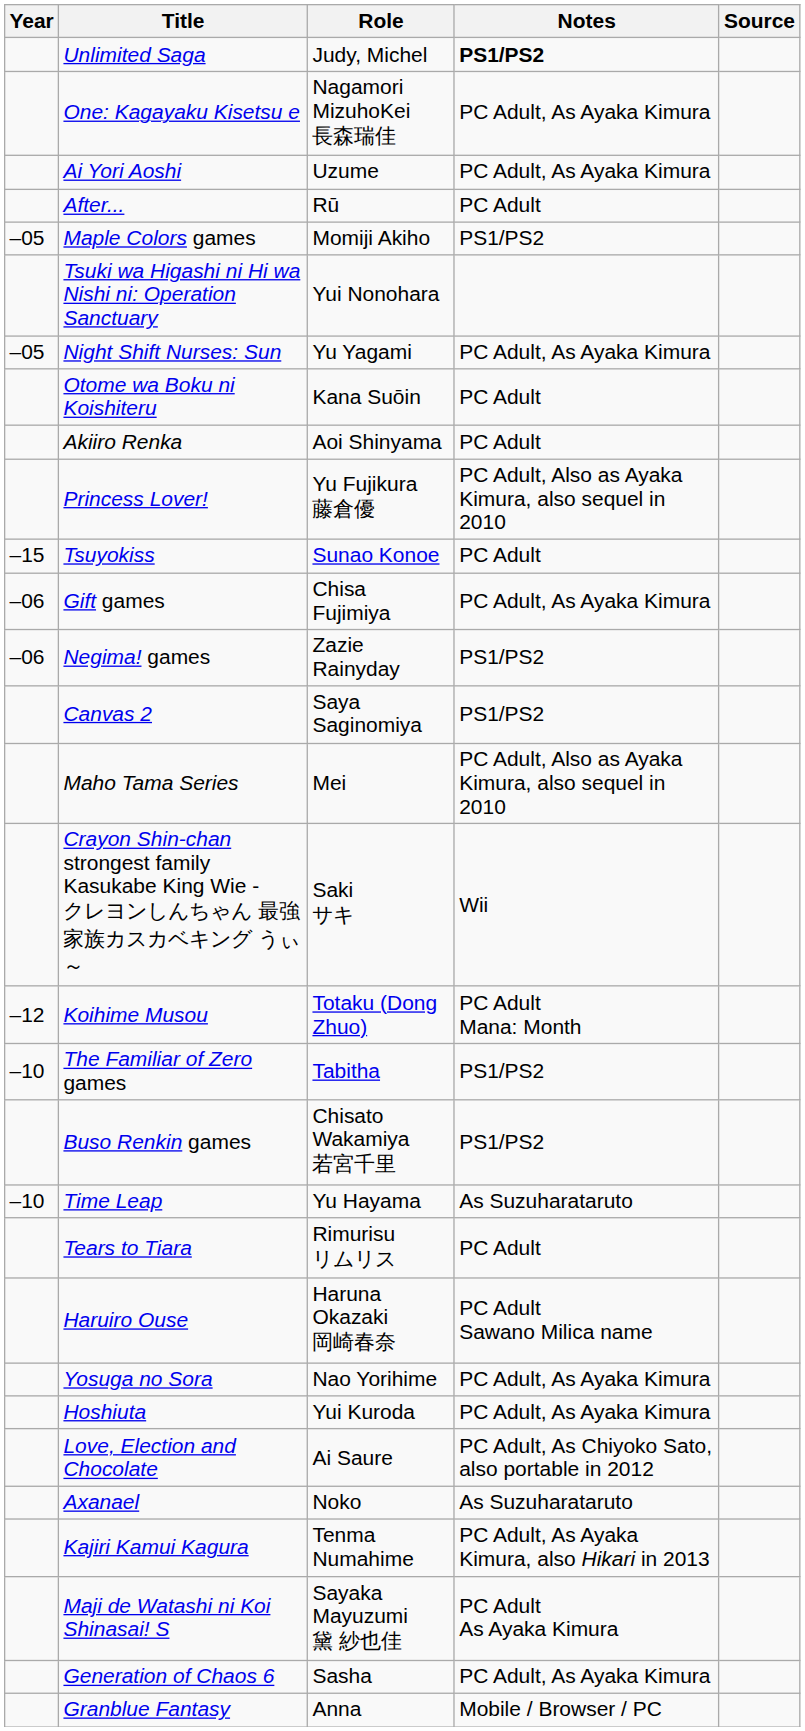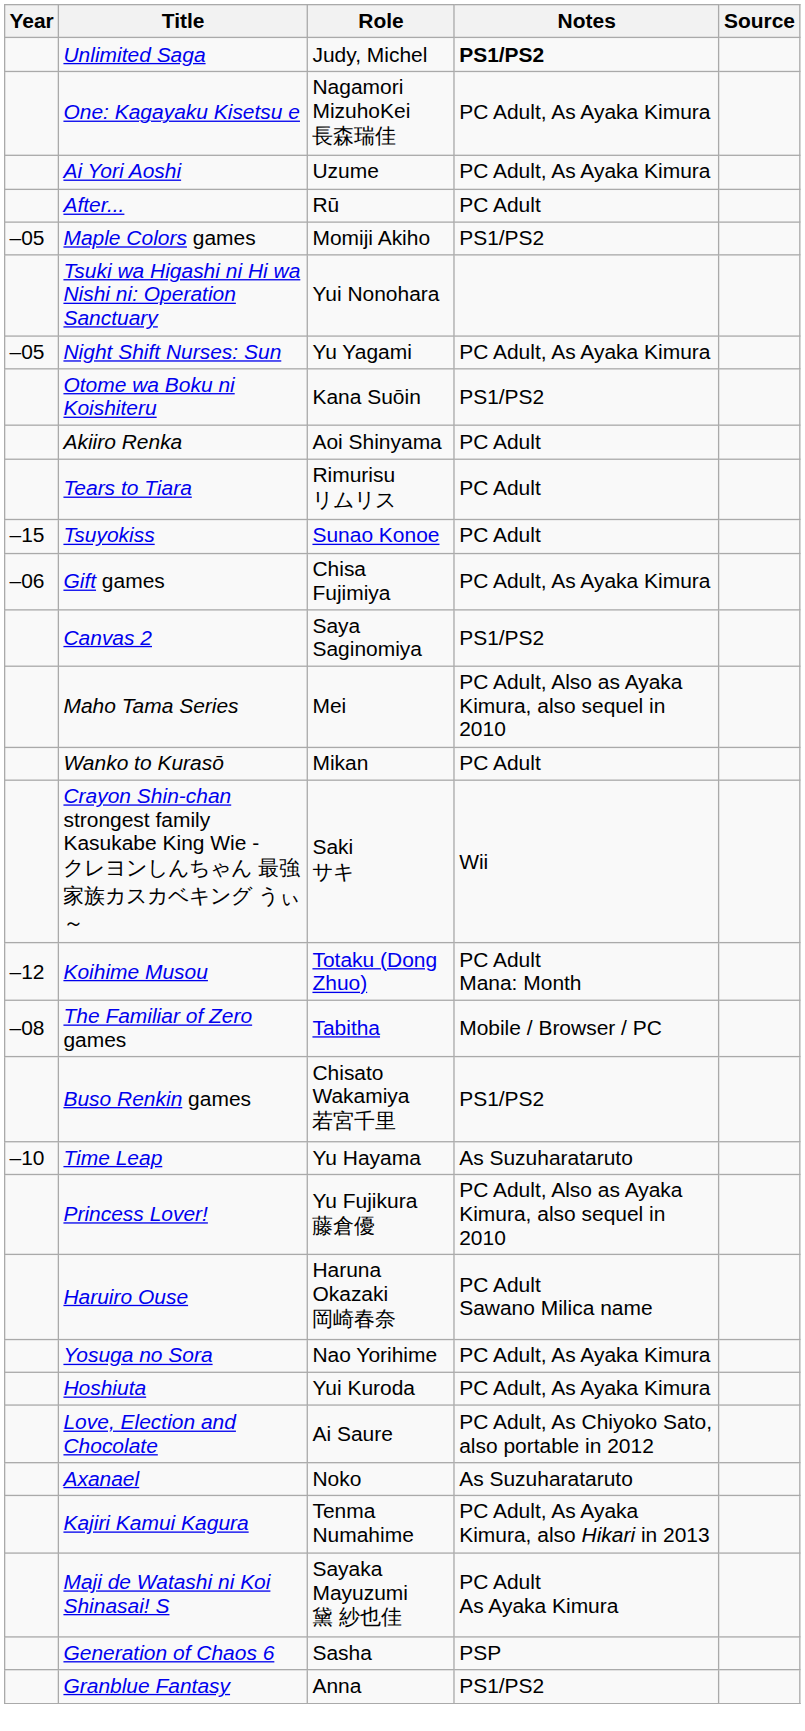(500, 397) PC Adult -> (502, 397) PS1/PS2
rows swapped: (128, 1247) <-> (136, 498)
- row: (137, 657)
+ row: (144, 763)
(27, 1071) –10 -> (27, 1028) –08
(502, 1071) PS1/PS2 -> (561, 1028) Mobile / Browser / PC
(585, 1676) PC Adult, As Ayaka Kimura -> (480, 1653) PSP
(561, 1710) Mobile / Browser / PC -> (502, 1686) PS1/PS2
